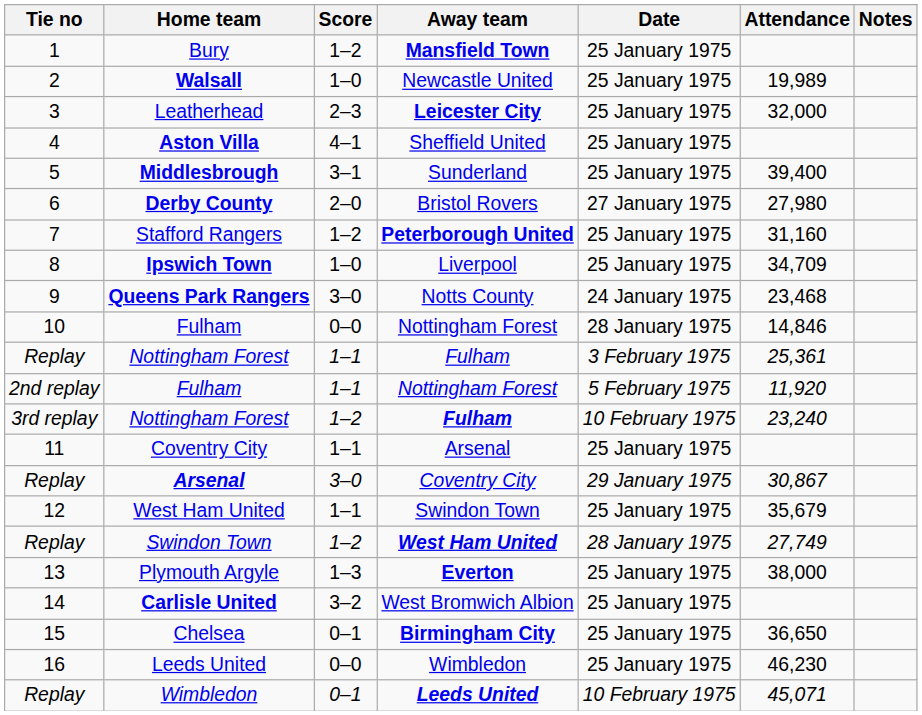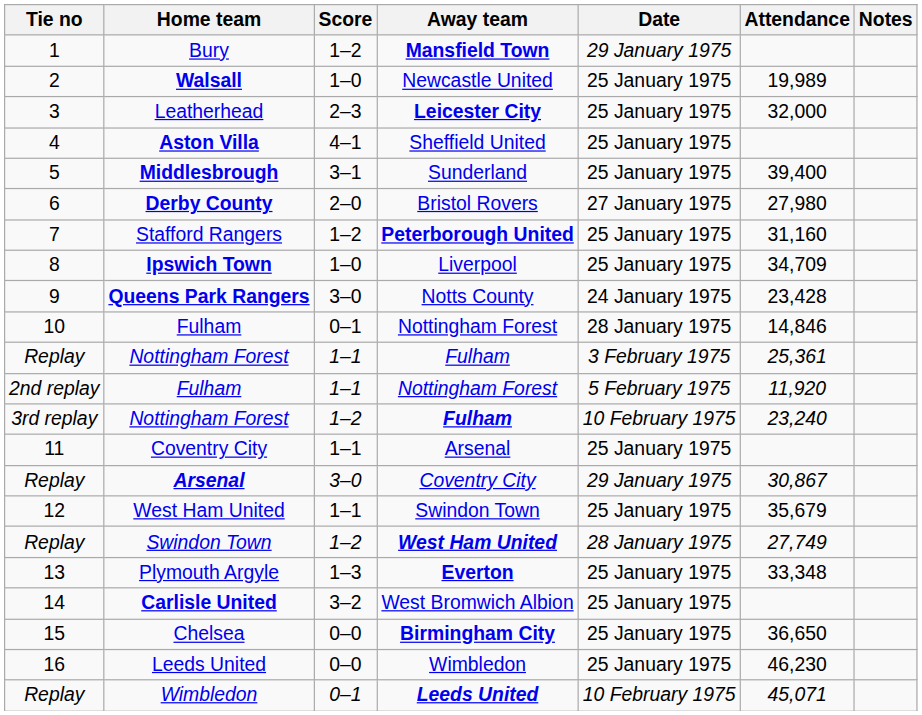(659, 50) 25 January 1975 -> (659, 50) 29 January 1975
(797, 296) 23,468 -> (797, 296) 23,428
(345, 326) 0–0 -> (345, 326) 0–1
(797, 572) 38,000 -> (797, 572) 33,348
(345, 633) 0–1 -> (345, 633) 0–0
